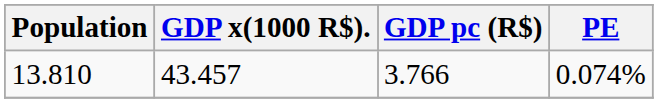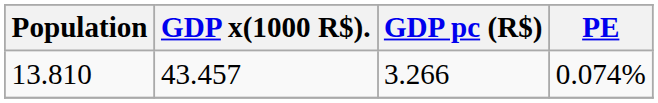(417, 73) 3.766 -> (417, 73) 3.266
